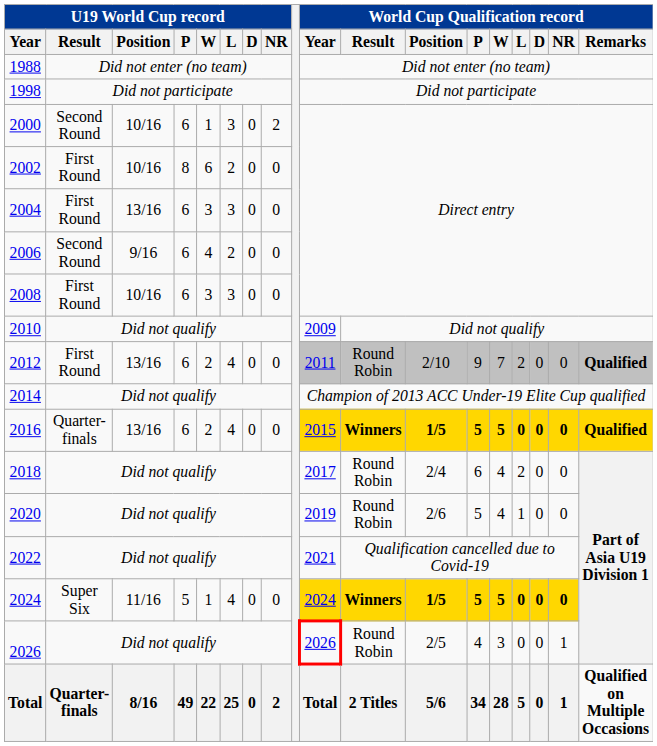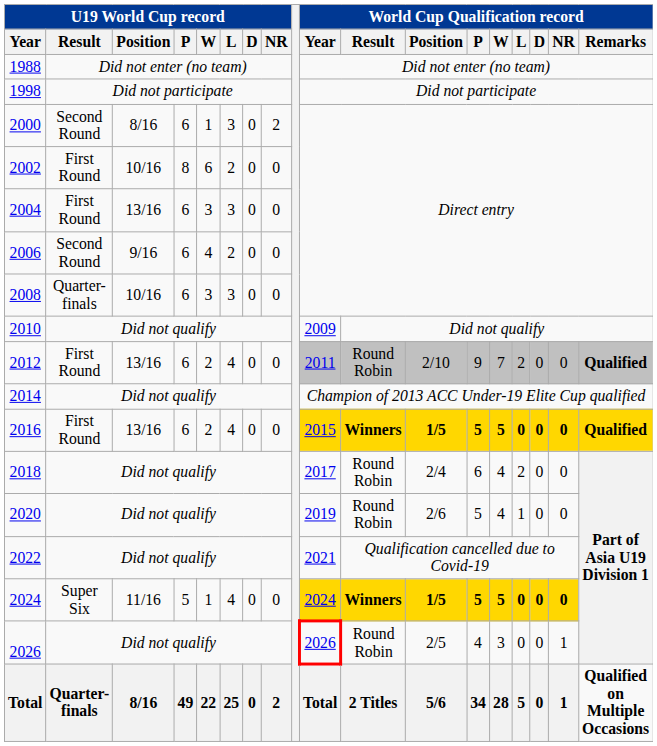(143, 125) 10/16 -> (143, 125) 8/16
(79, 295) First Round -> (79, 295) Quarter-finals
(79, 430) Quarter-finals -> (79, 430) First Round
